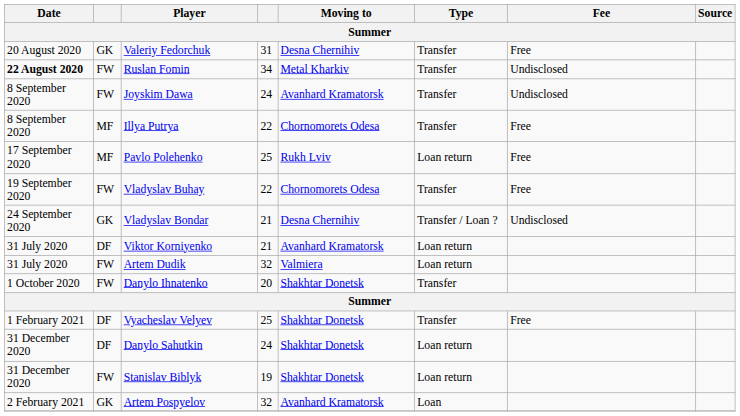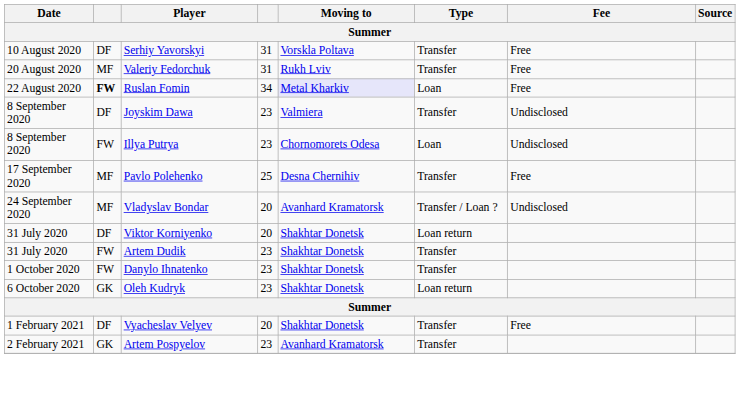+ row: (164, 50)
(105, 50) GK -> (105, 69) MF
(320, 50) Desna Chernihiv -> (306, 69) Rukh Lviv
(45, 69) bold -> (44, 87) normal
(105, 69) normal -> (106, 87) bold
(315, 69) no background -> (315, 87) lavender background
(437, 69) Transfer -> (429, 87) Loan
(539, 69) Undisclosed -> (521, 87) Free
(105, 94) FW -> (104, 112) DF
(266, 94) 24 -> (266, 112) 23
(332, 94) Avanhard Kramatorsk -> (302, 112) Valmiera
(105, 126) MF -> (105, 144) FW
(266, 126) 22 -> (266, 144) 23
(437, 126) Transfer -> (429, 144) Loan
(521, 126) Free -> (539, 144) Undisclosed
(306, 157) Rukh Lviv -> (320, 176) Desna Chernihiv
(445, 157) Loan return -> (437, 176) Transfer
- row: (164, 189)
(105, 221) GK -> (105, 207) MF
(266, 221) 21 -> (266, 207) 20
(320, 221) Desna Chernihiv -> (332, 207) Avanhard Kramatorsk
(266, 246) 21 -> (266, 233) 20
(332, 246) Avanhard Kramatorsk -> (322, 233) Shakhtar Donetsk
(266, 264) 32 -> (266, 251) 23
(302, 264) Valmiera -> (322, 251) Shakhtar Donetsk
(445, 264) Loan return -> (437, 251) Transfer
(266, 283) 20 -> (266, 270) 23
+ row: (154, 288)
(266, 320) 25 -> (266, 325) 20
- row: (163, 345)
- row: (162, 377)
(266, 402) 32 -> (266, 344) 23
(429, 402) Loan -> (437, 344) Transfer
